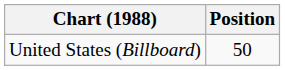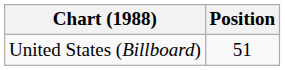(242, 49) 50 -> (242, 49) 51
